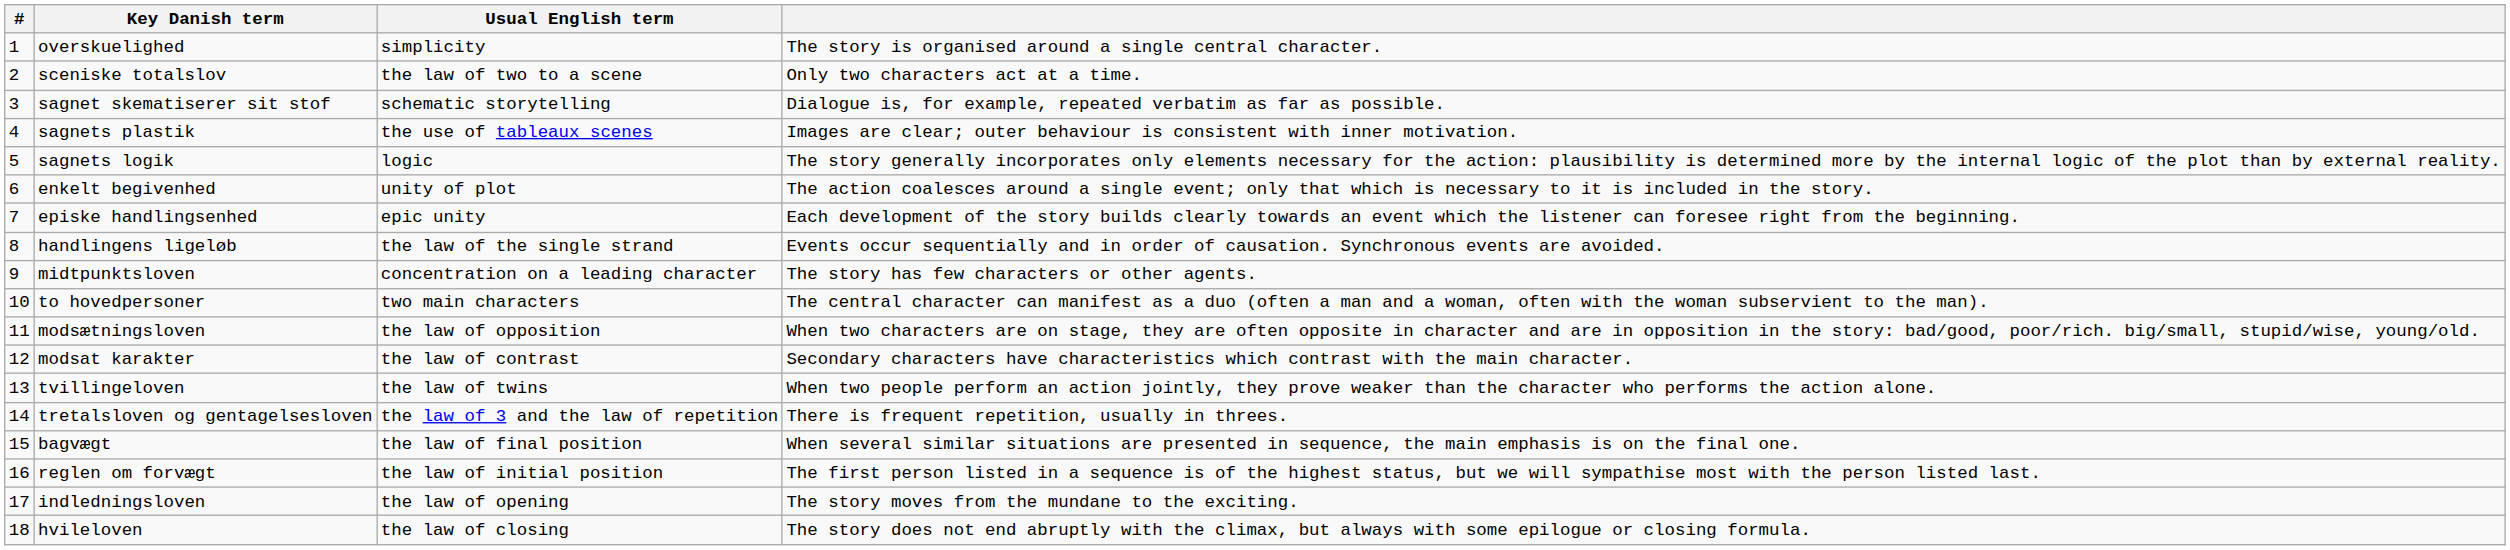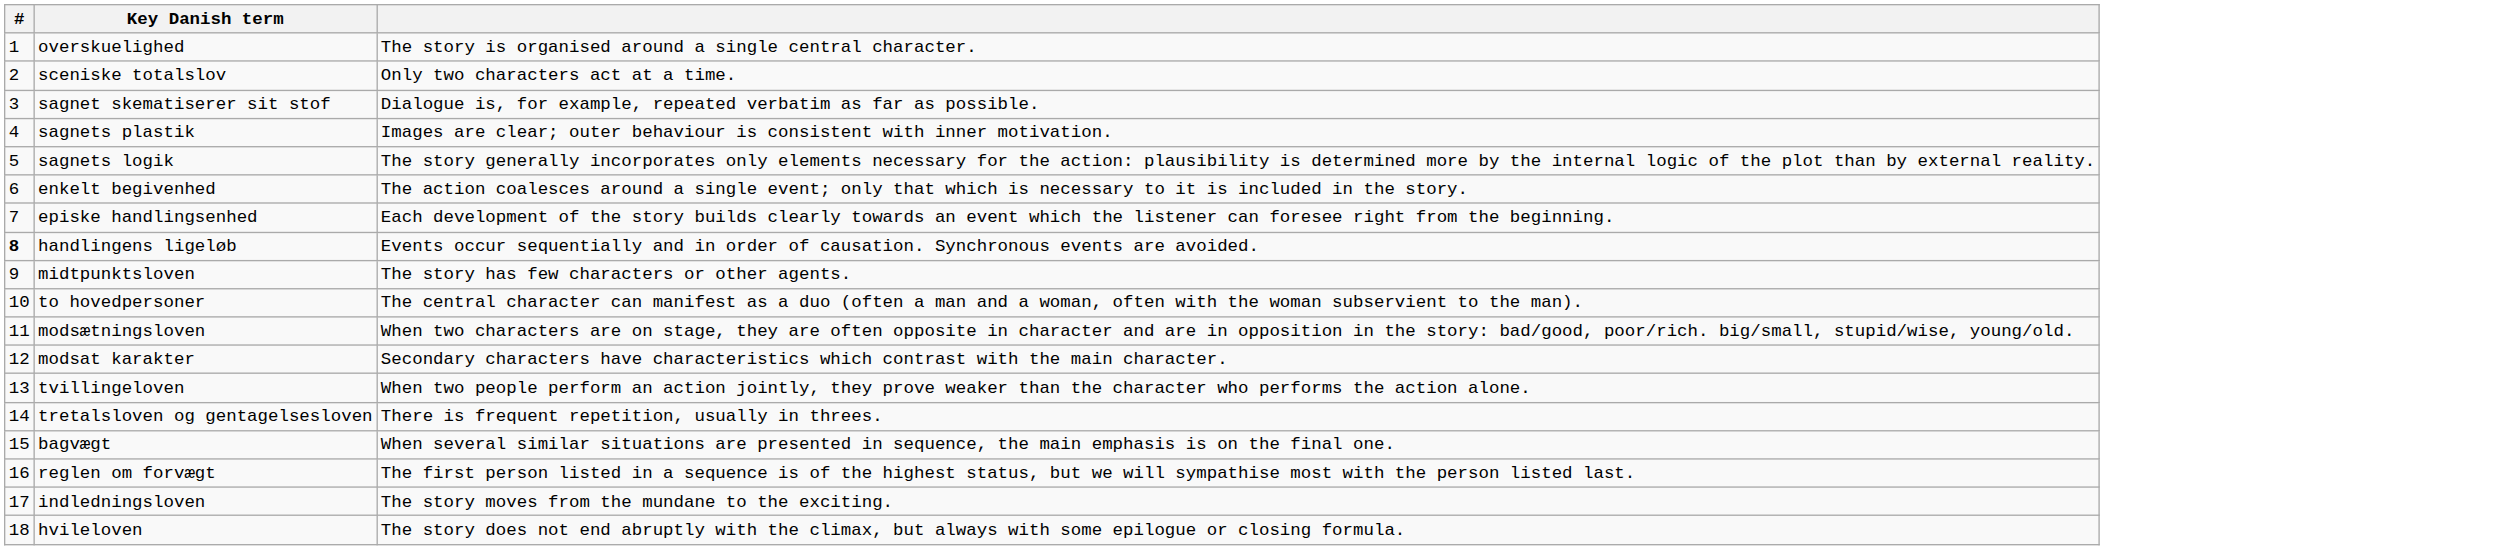- column: (579, 19)
(14, 246) normal -> (14, 246) bold
